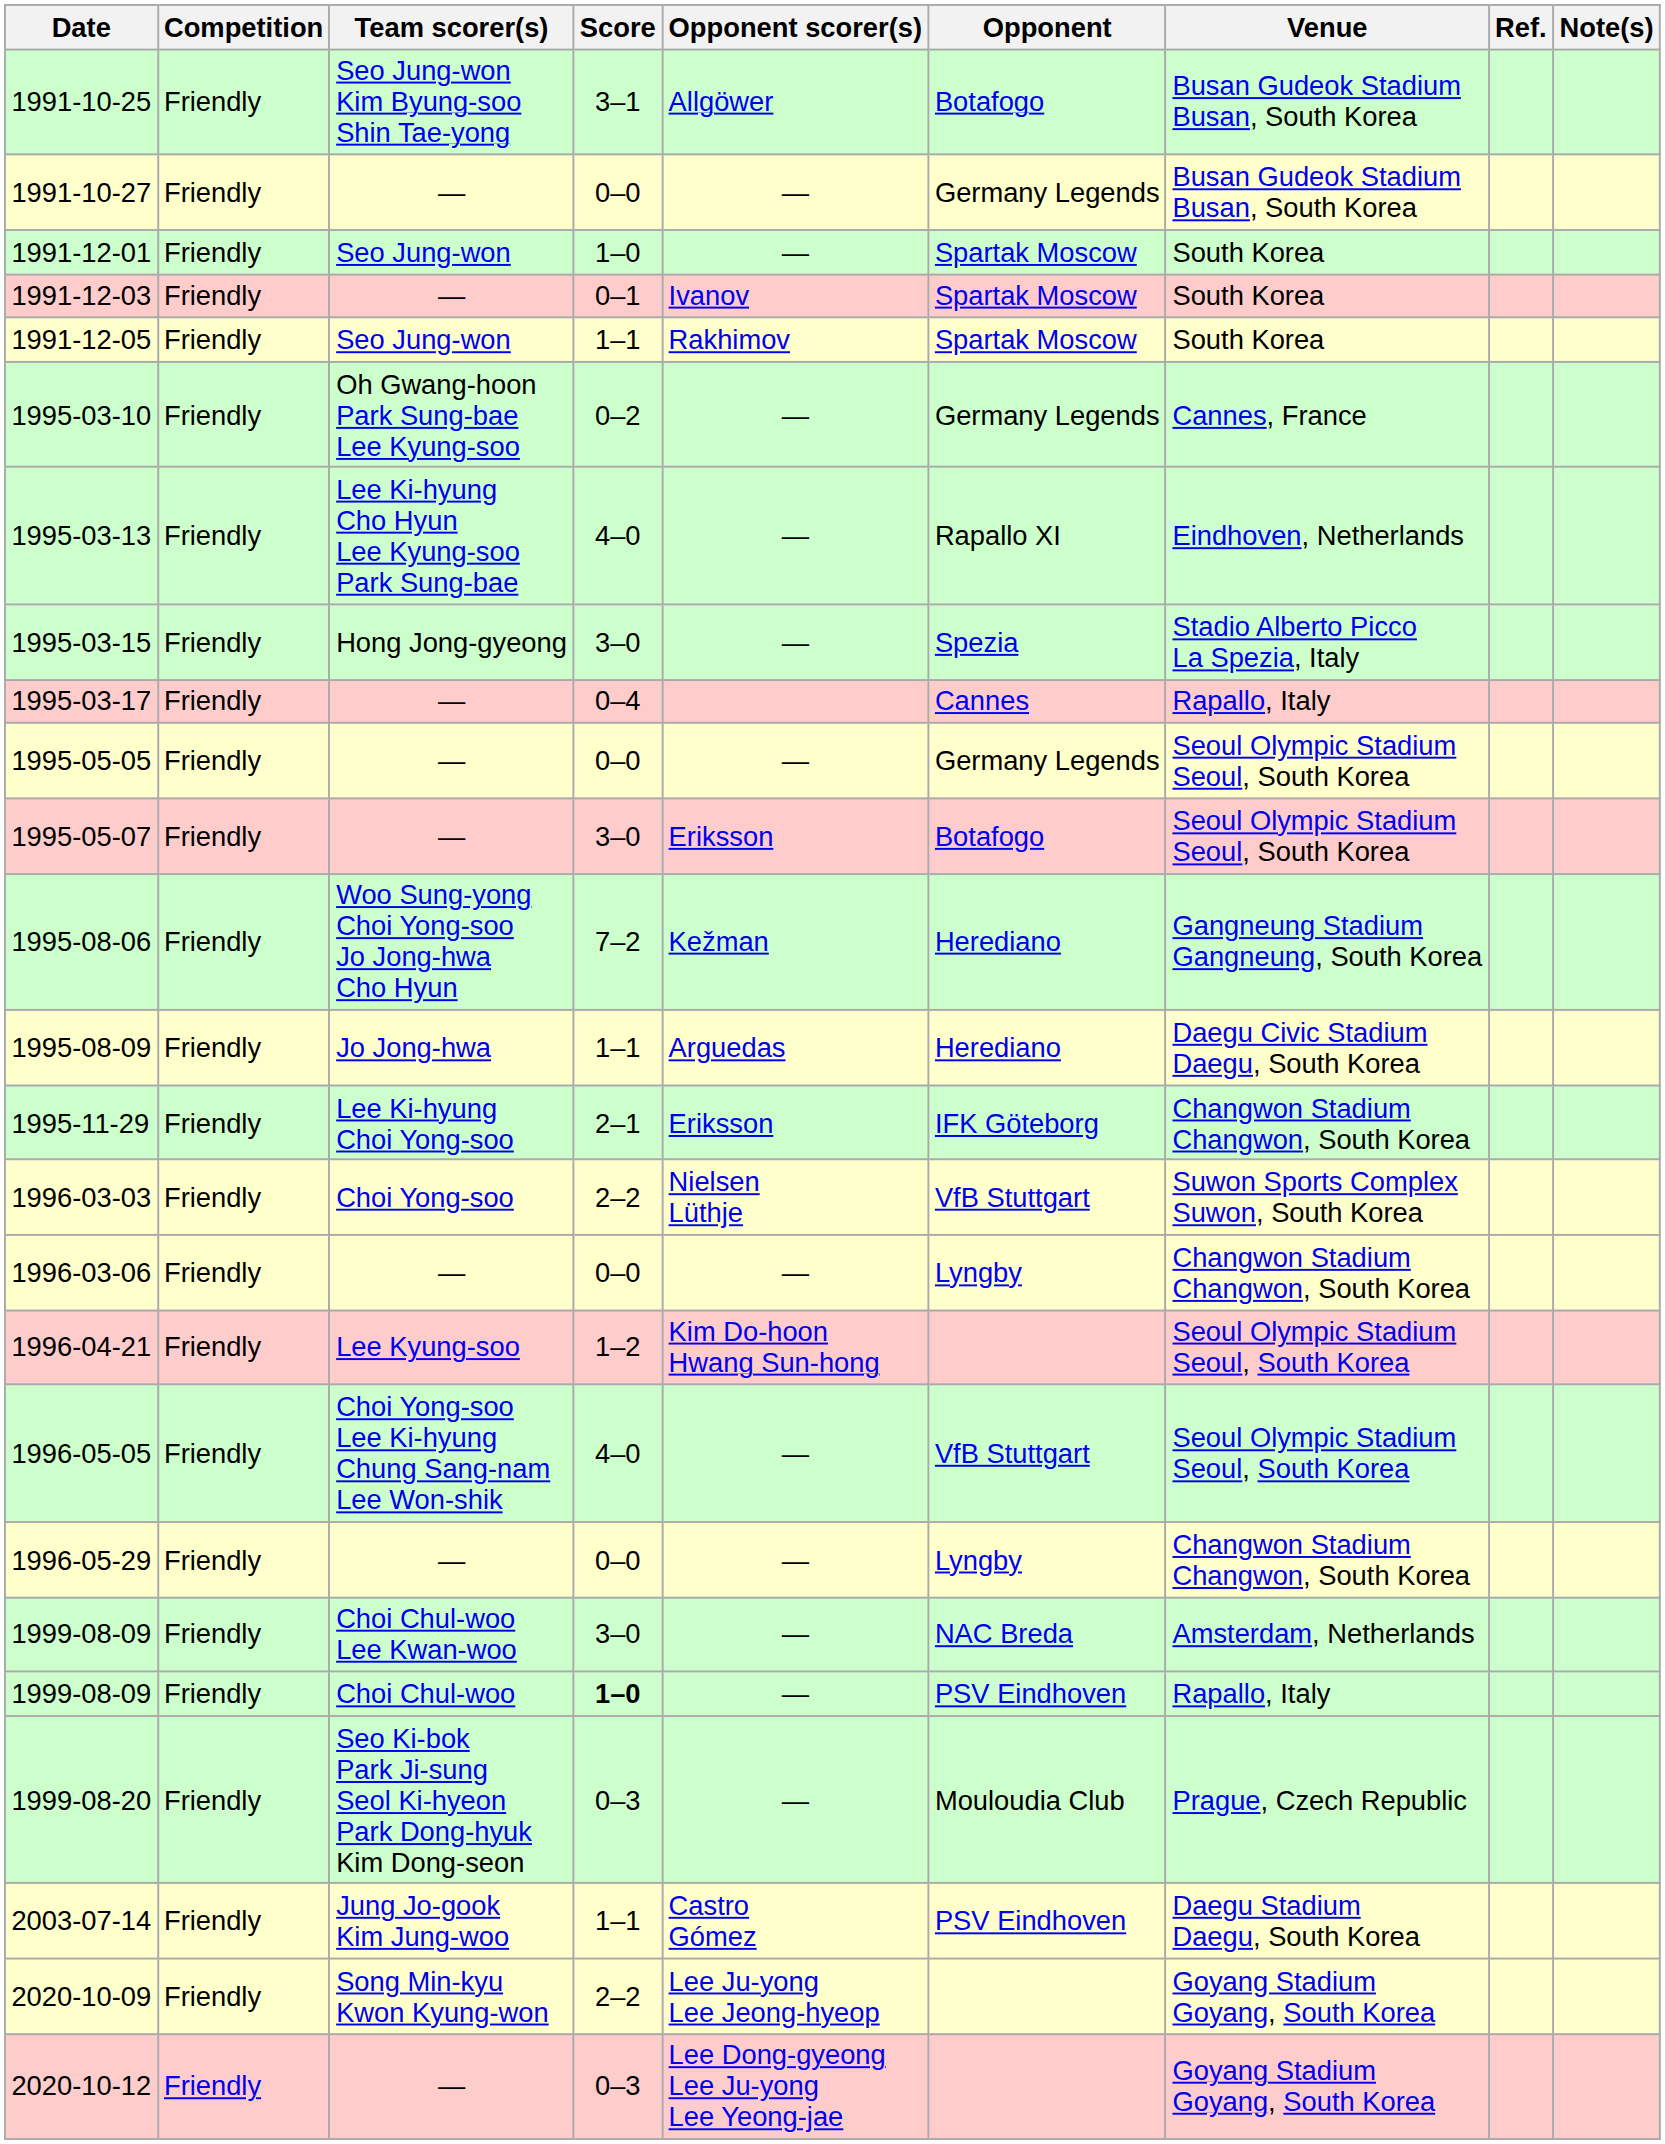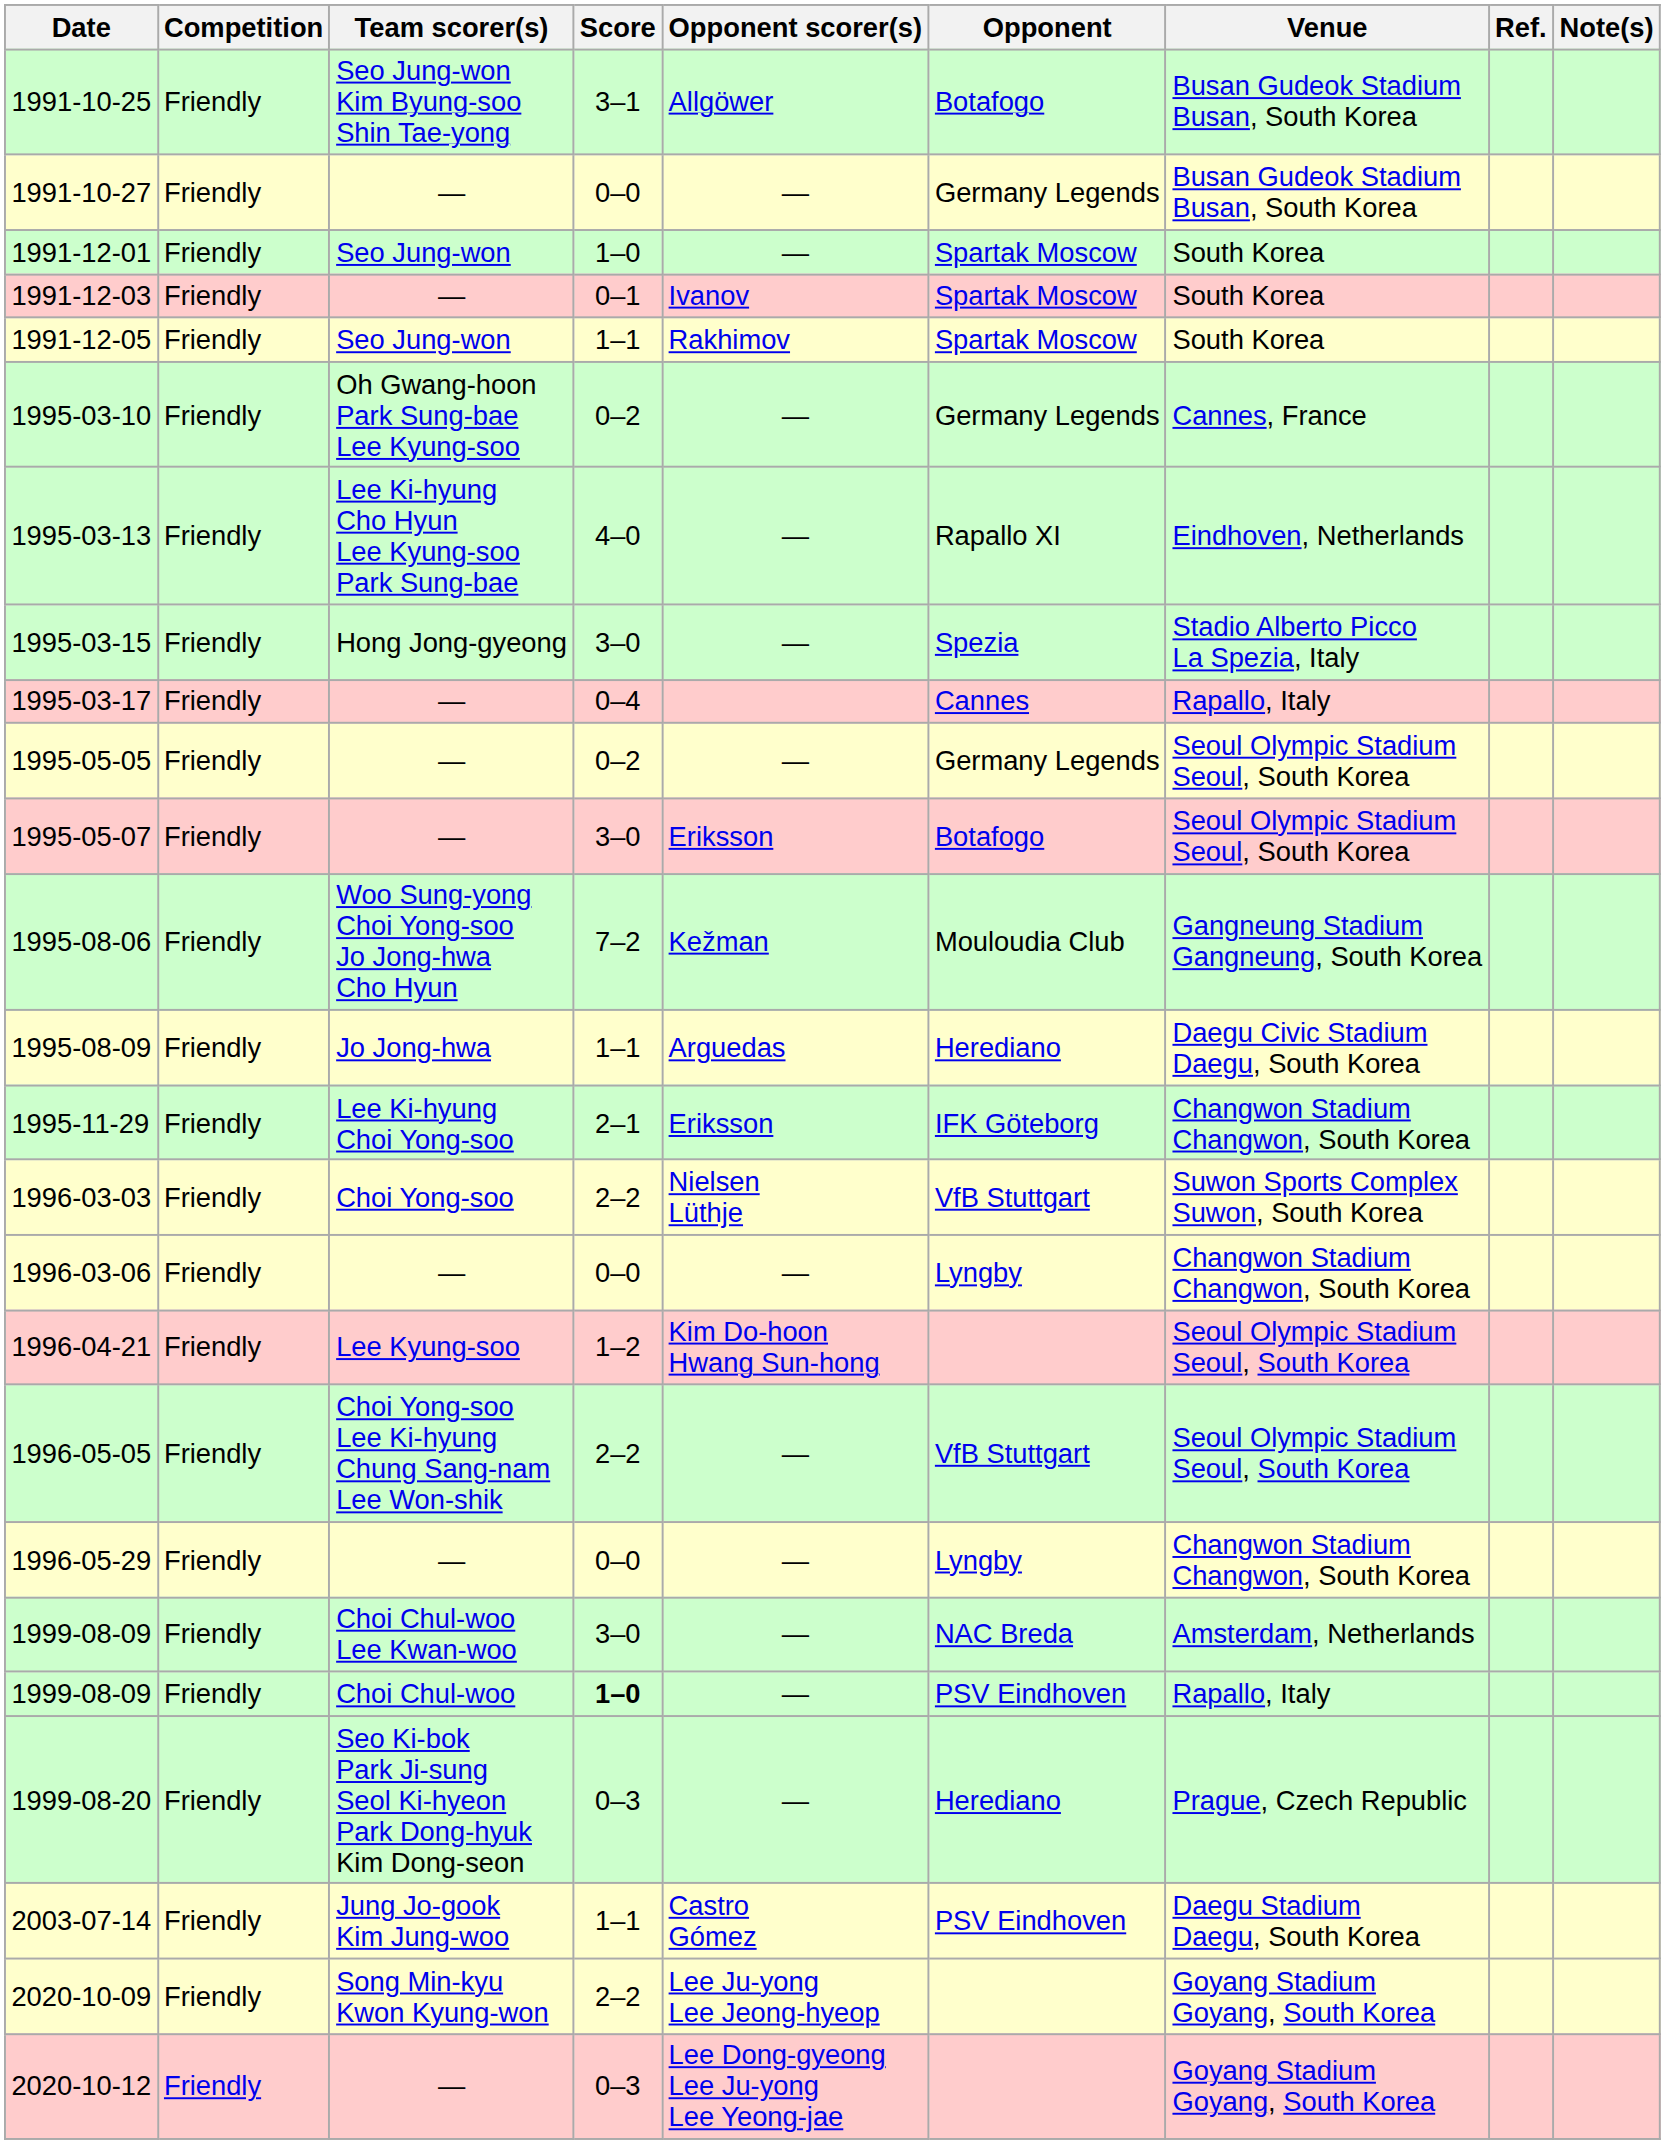(618, 761) 0–0 -> (618, 761) 0–2
(998, 942) Herediano -> (1030, 942) Mouloudia Club
(618, 1453) 4–0 -> (618, 1453) 2–2
(1030, 1800) Mouloudia Club -> (998, 1800) Herediano
